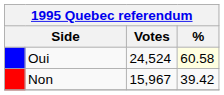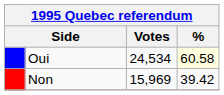(150, 58) 24,524 -> (150, 58) 24,534
(150, 80) 15,967 -> (150, 80) 15,969
